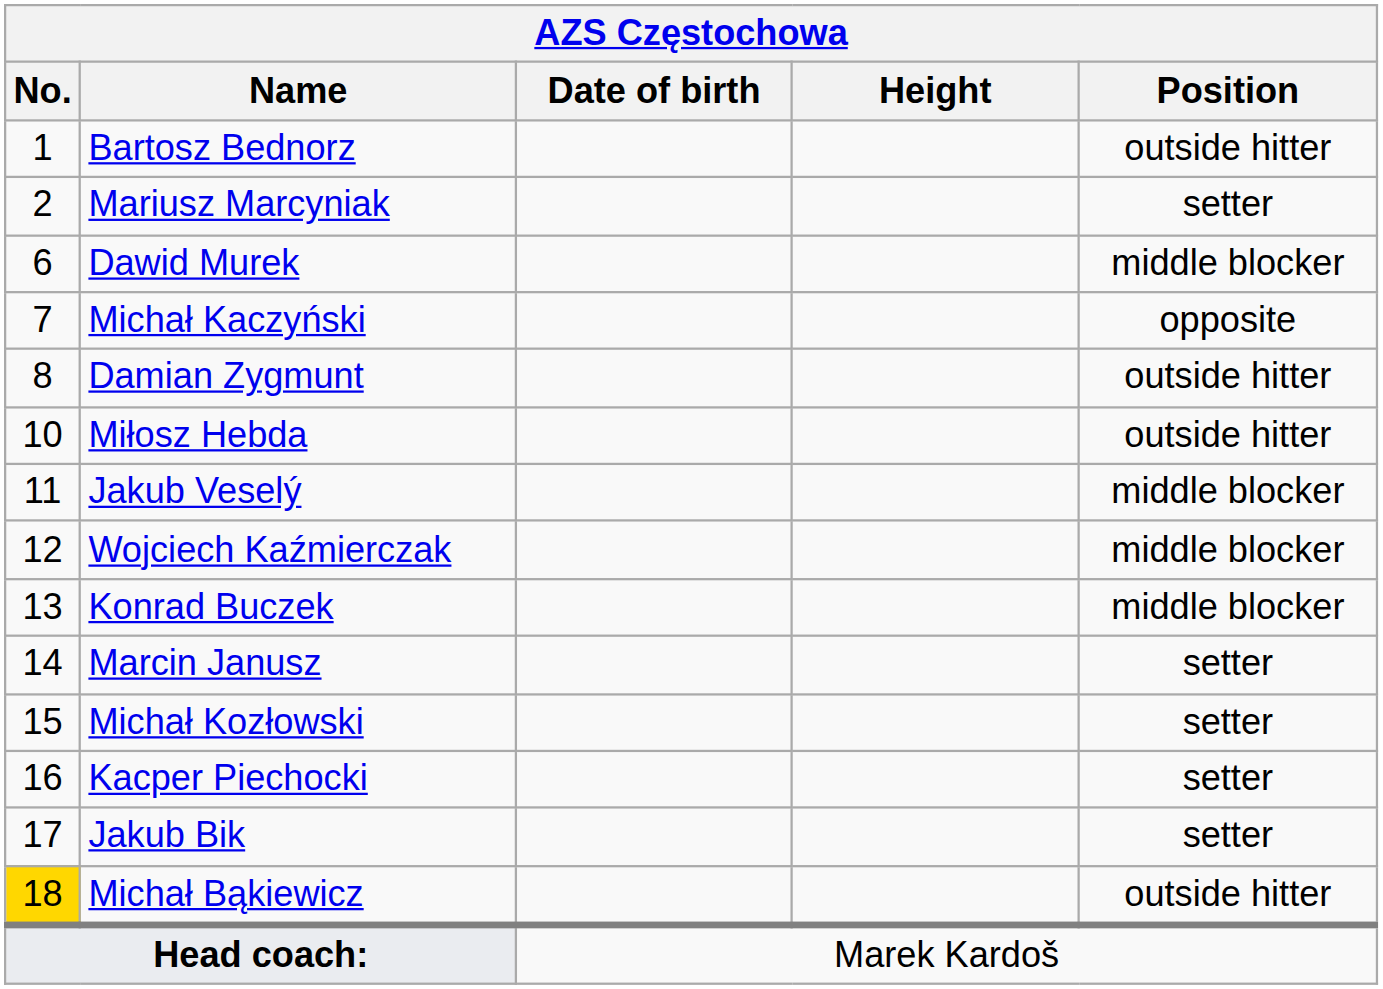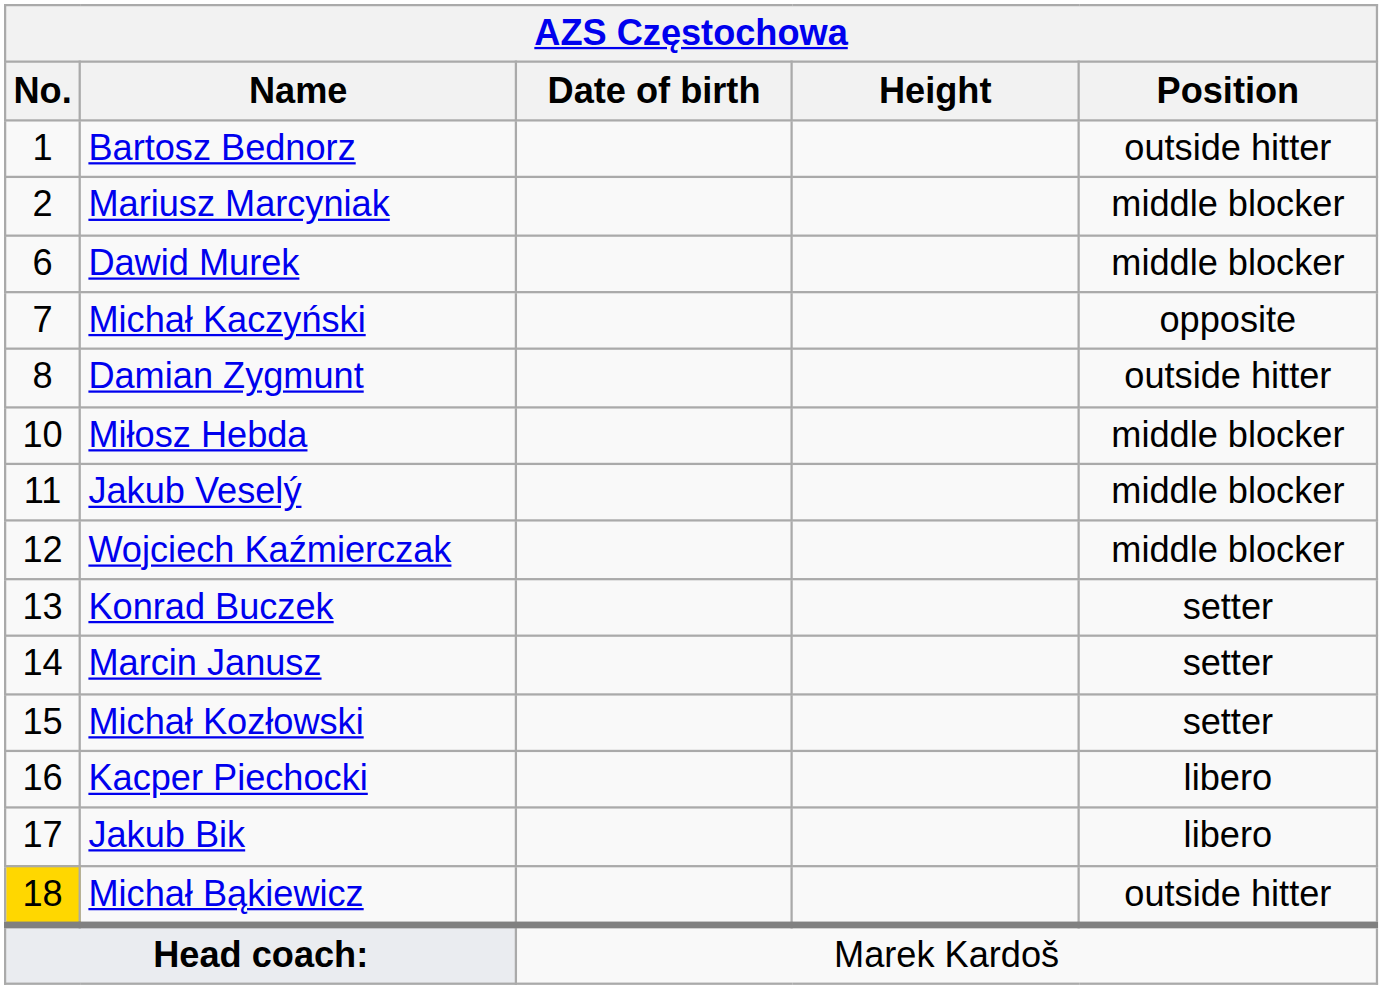(1228, 205) setter -> (1228, 205) middle blocker
(1228, 434) outside hitter -> (1228, 434) middle blocker
(1228, 606) middle blocker -> (1228, 606) setter
(1228, 778) setter -> (1228, 778) libero
(1228, 836) setter -> (1228, 836) libero
